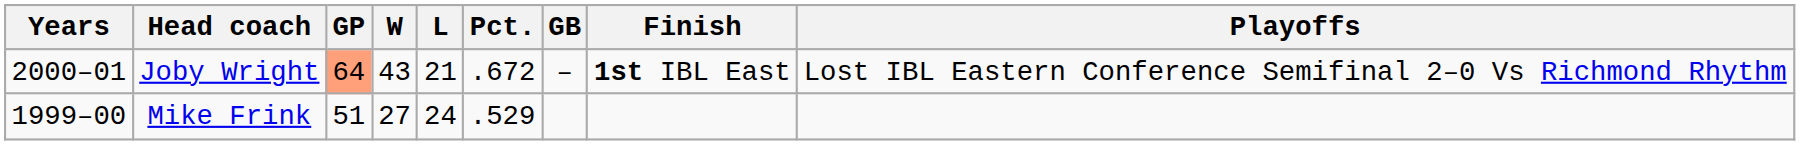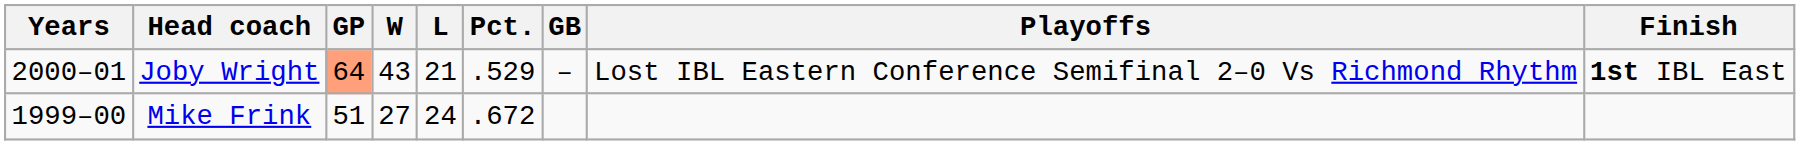columns swapped: (692, 27) <-> (1295, 27)
(503, 72) .672 -> (503, 72) .529
(503, 116) .529 -> (503, 116) .672
